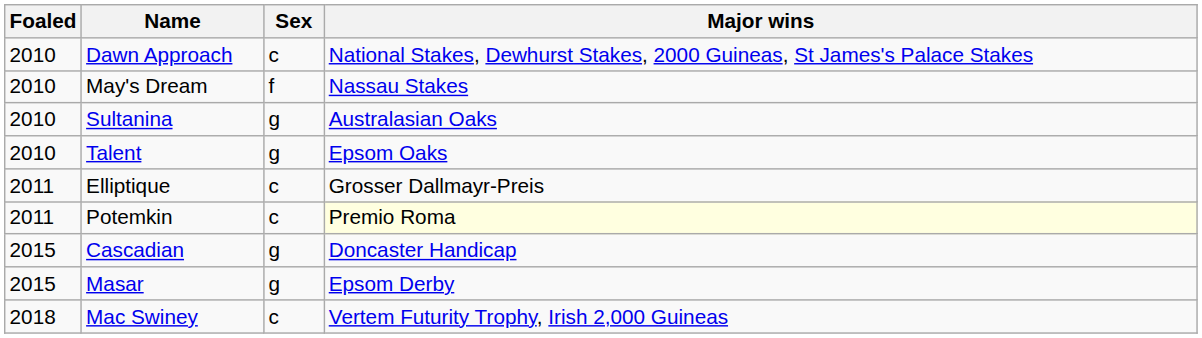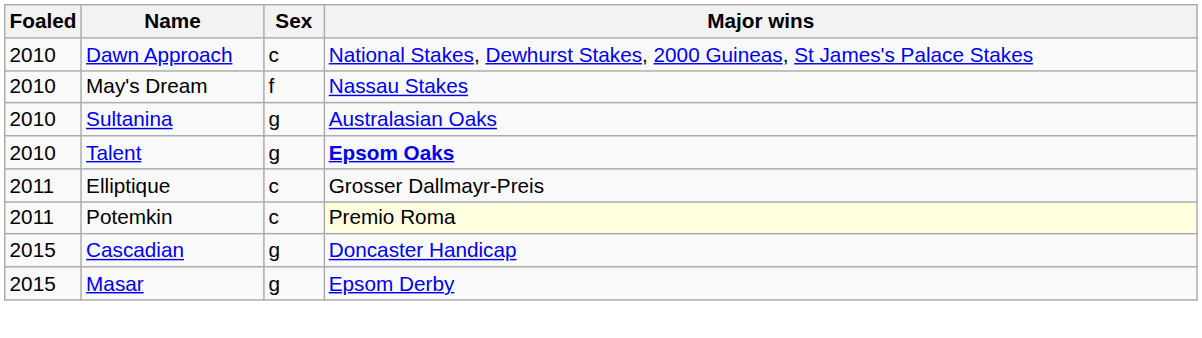(388, 153) normal -> (392, 153) bold
- row: (142, 316)
